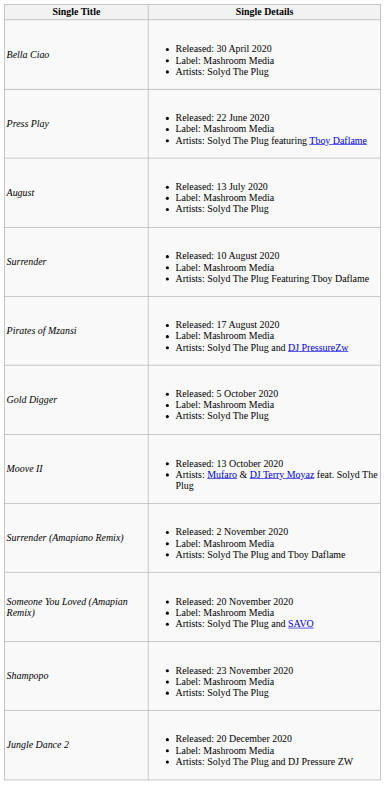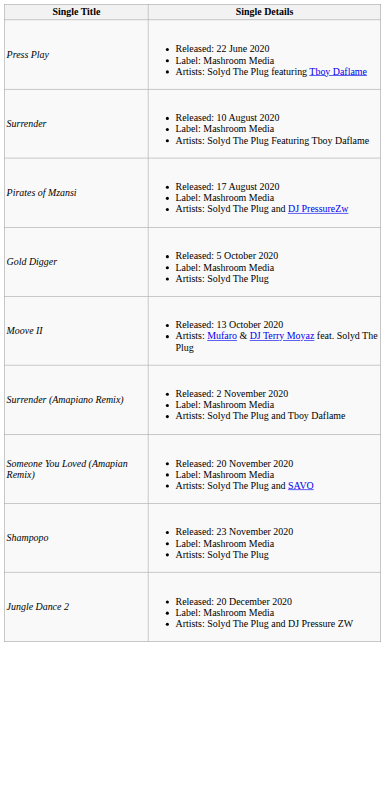- row: (28, 54)
- row: (20, 192)
